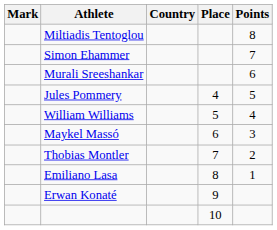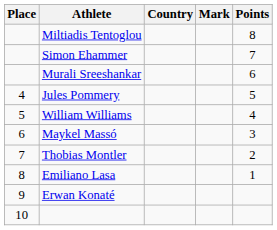columns swapped: (215, 14) <-> (23, 14)
